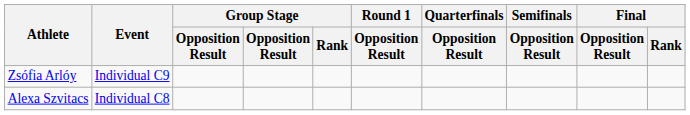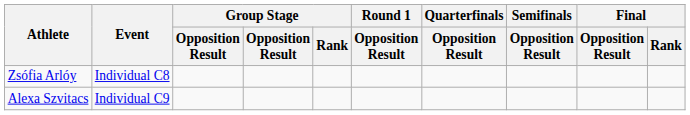(132, 76) Individual C9 -> (132, 76) Individual C8
(132, 99) Individual C8 -> (132, 99) Individual C9
